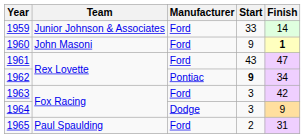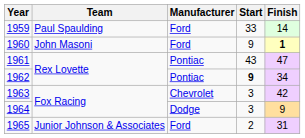(100, 29) Junior Johnson & Associates -> (69, 29) Paul Spaulding
(180, 61) Ford -> (187, 61) Pontiac
(180, 94) Ford -> (192, 94) Chevrolet
(69, 126) Paul Spaulding -> (100, 126) Junior Johnson & Associates
